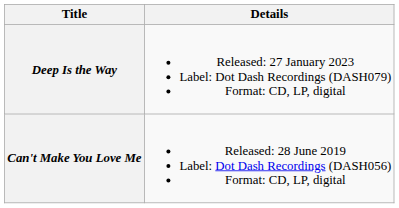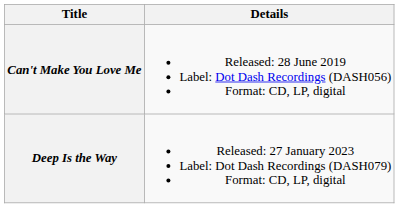rows swapped: (74, 158) <-> (74, 69)
